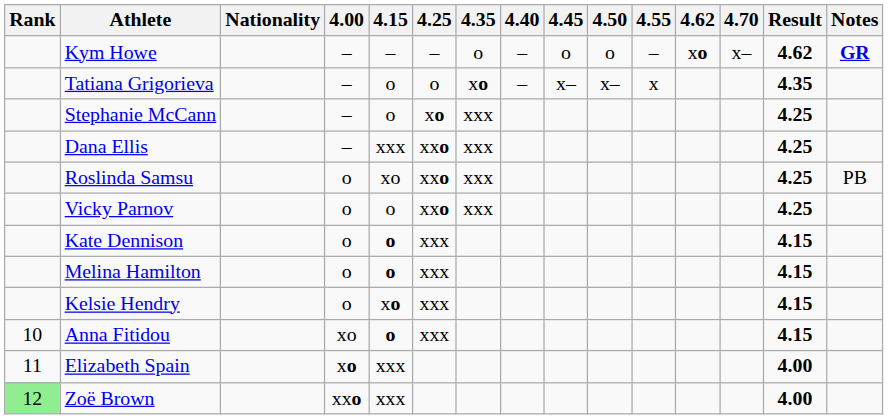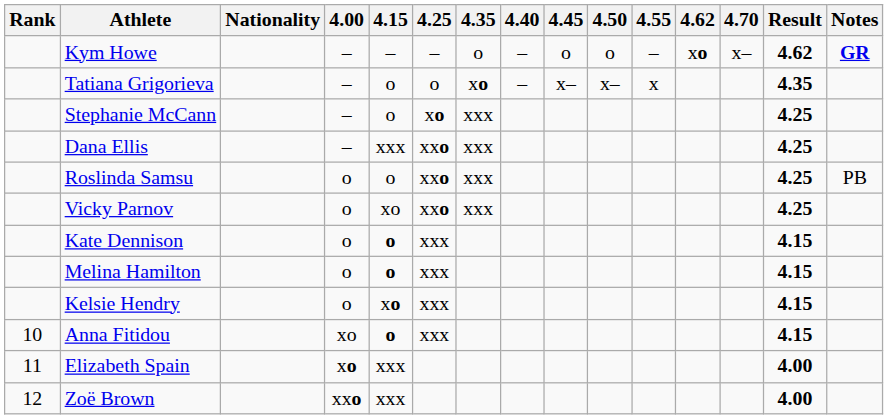(391, 177) xo -> (391, 177) o
(391, 209) o -> (391, 209) xo
(32, 397) lightgreen background -> (32, 397) no background
